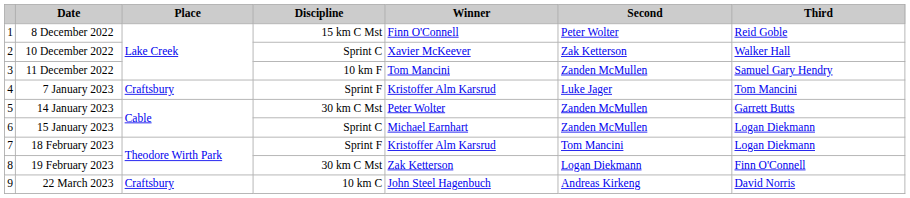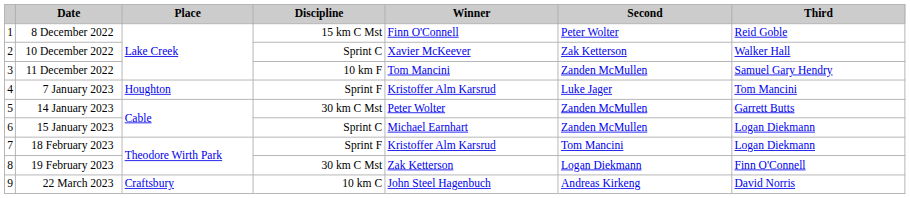(149, 89) Craftsbury -> (148, 89) Houghton
